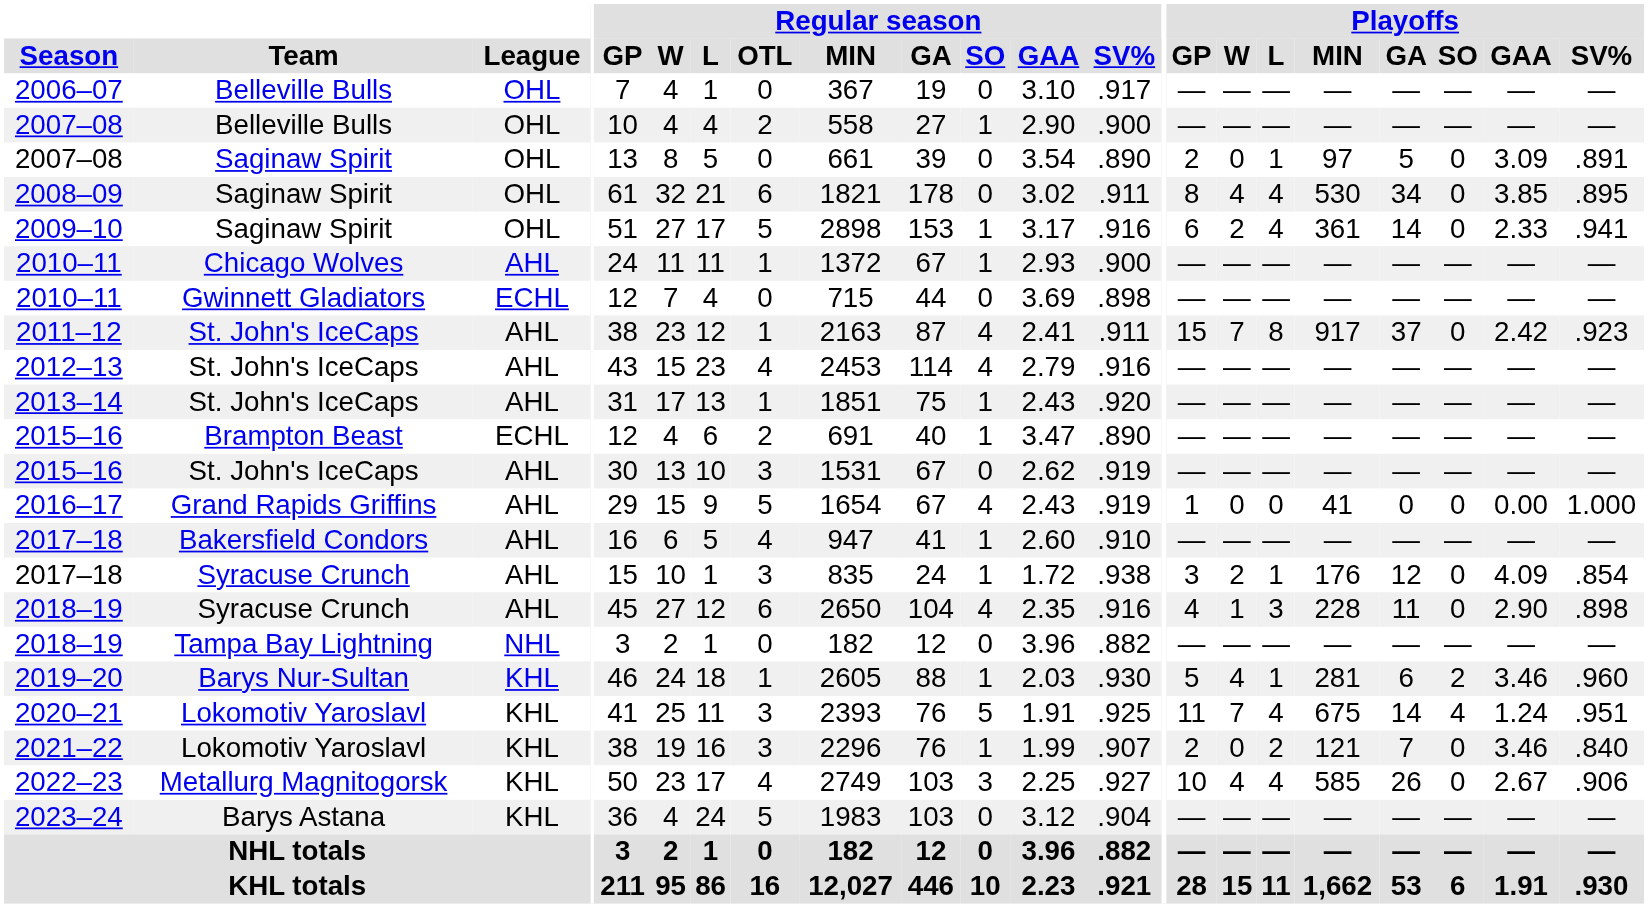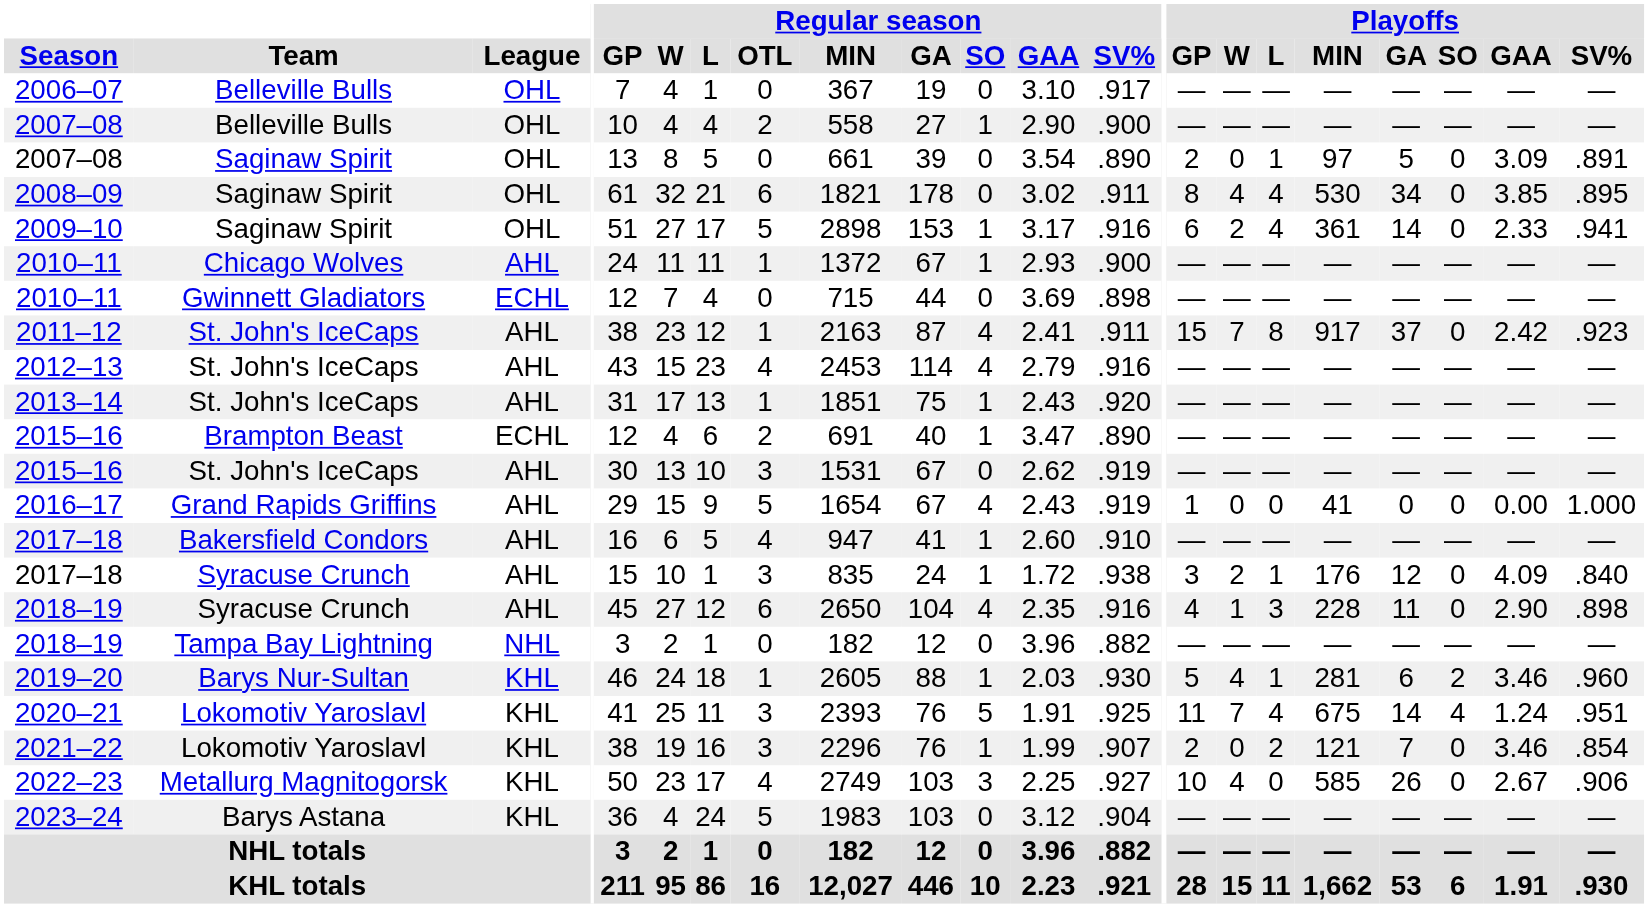(1601, 574) .854 -> (1601, 574) .840
(1601, 747) .840 -> (1601, 747) .854
(1276, 782) 4 -> (1276, 782) 0
